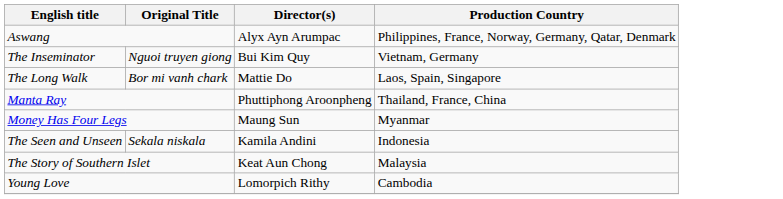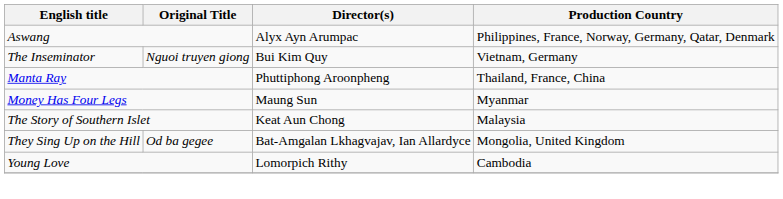- row: (47, 78)
- row: (65, 141)
+ row: (74, 141)
